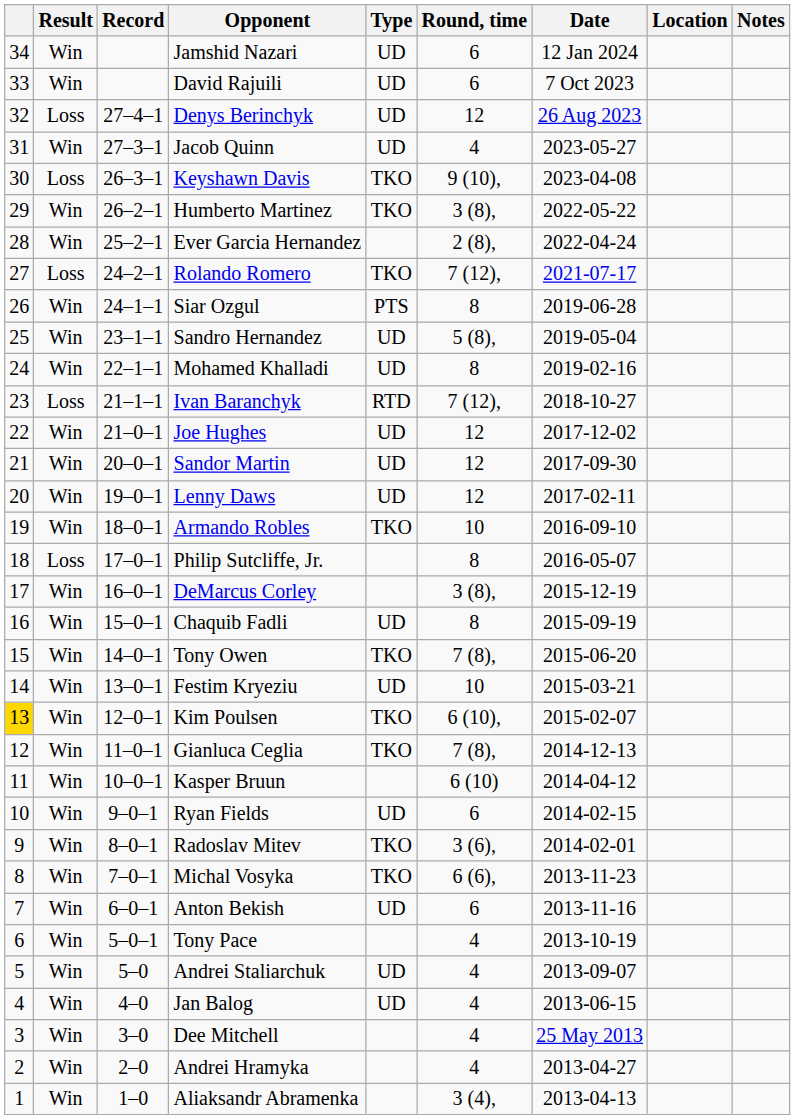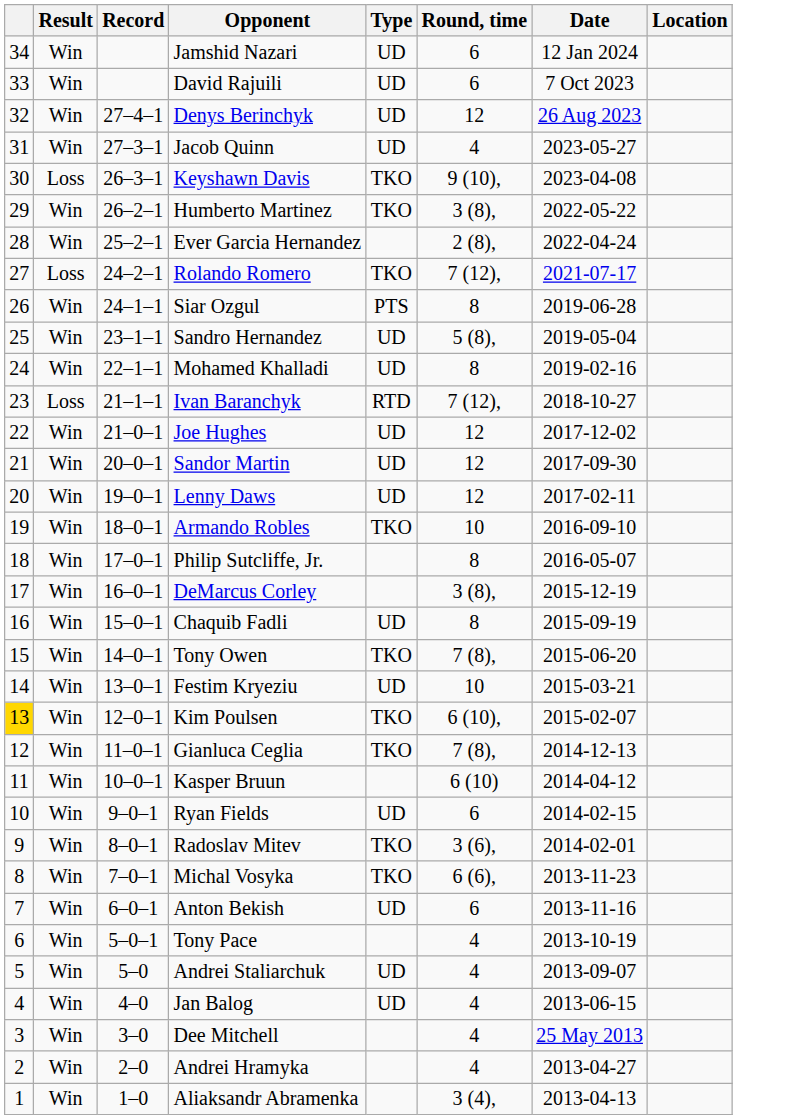- column: (761, 20)
(66, 115) Loss -> (66, 115) Win
(66, 559) Loss -> (66, 559) Win
